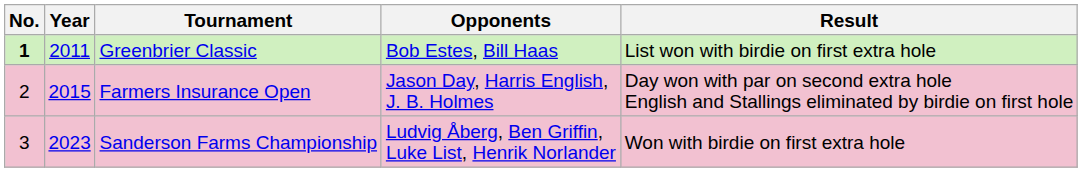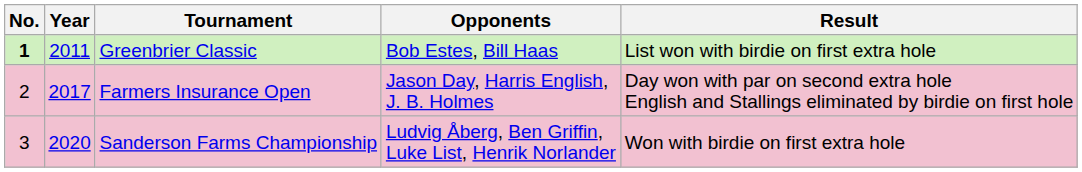(70, 91) 2015 -> (70, 91) 2017
(70, 142) 2023 -> (70, 142) 2020
